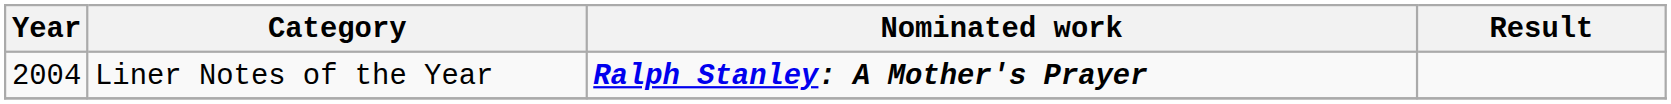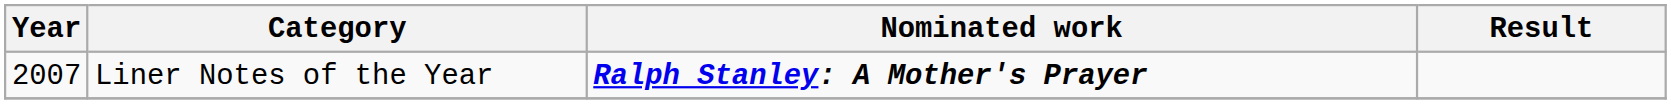(47, 76) 2004 -> (47, 76) 2007
